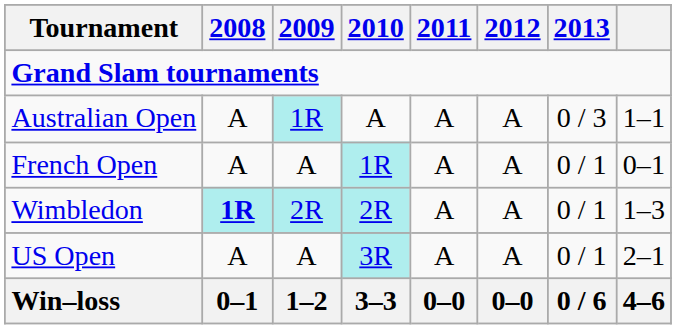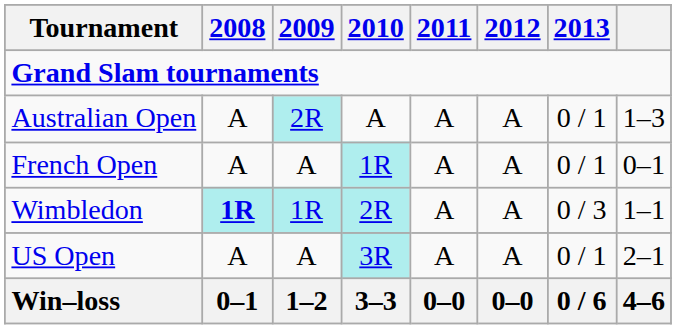(307, 117) 1R -> (307, 117) 2R
(582, 117) 0 / 3 -> (582, 117) 0 / 1
(644, 117) 1–1 -> (644, 117) 1–3
(307, 209) 2R -> (307, 209) 1R
(582, 209) 0 / 1 -> (582, 209) 0 / 3
(644, 209) 1–3 -> (644, 209) 1–1
